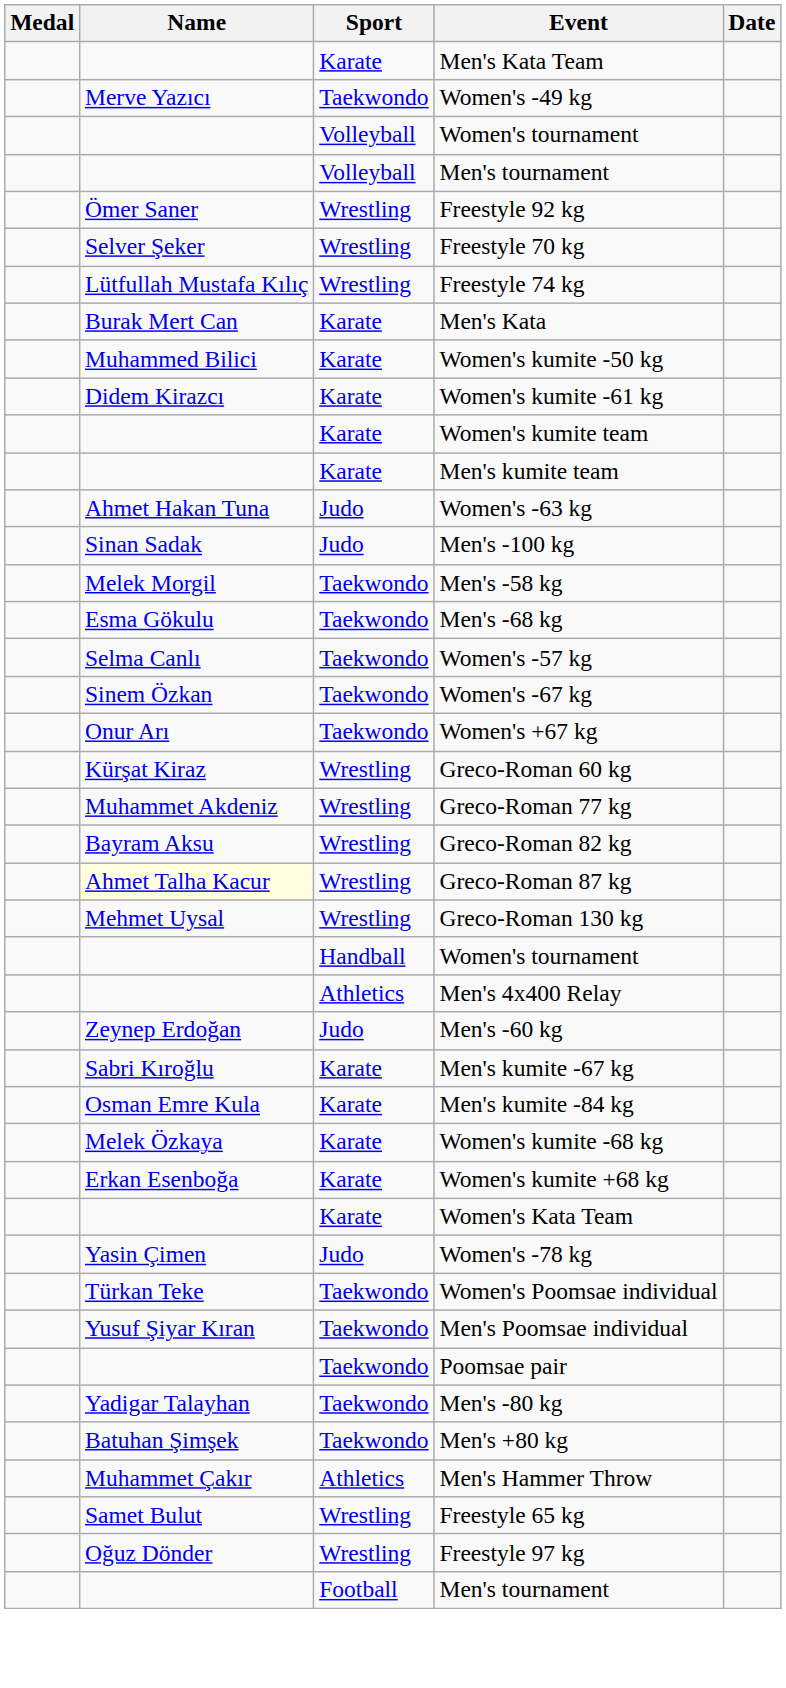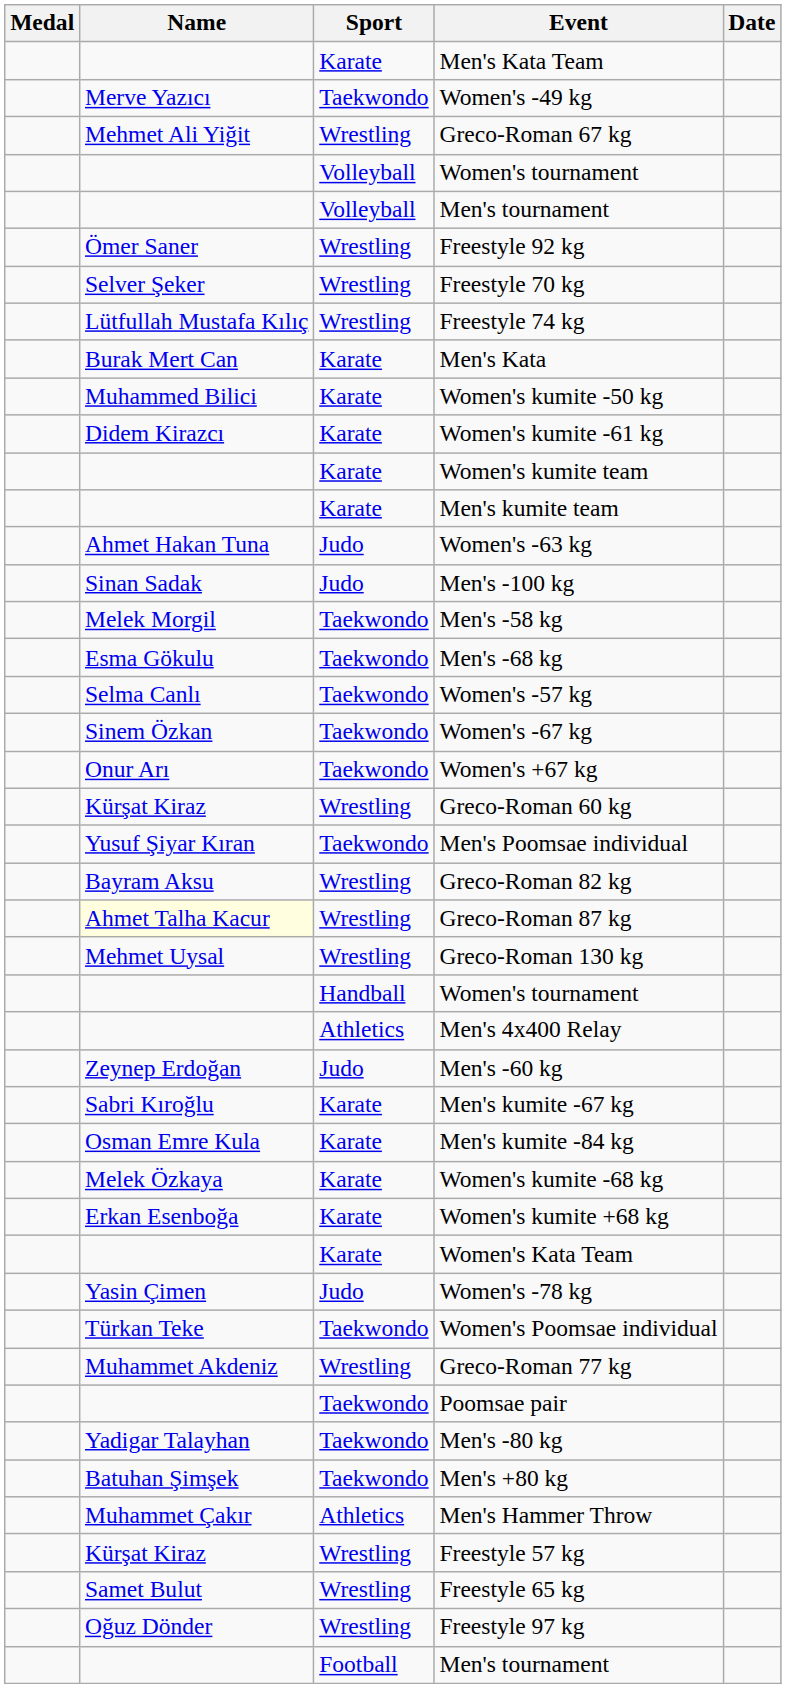+ row: (365, 135)
rows swapped: (365, 806) <-> (374, 1328)
+ row: (365, 1552)
